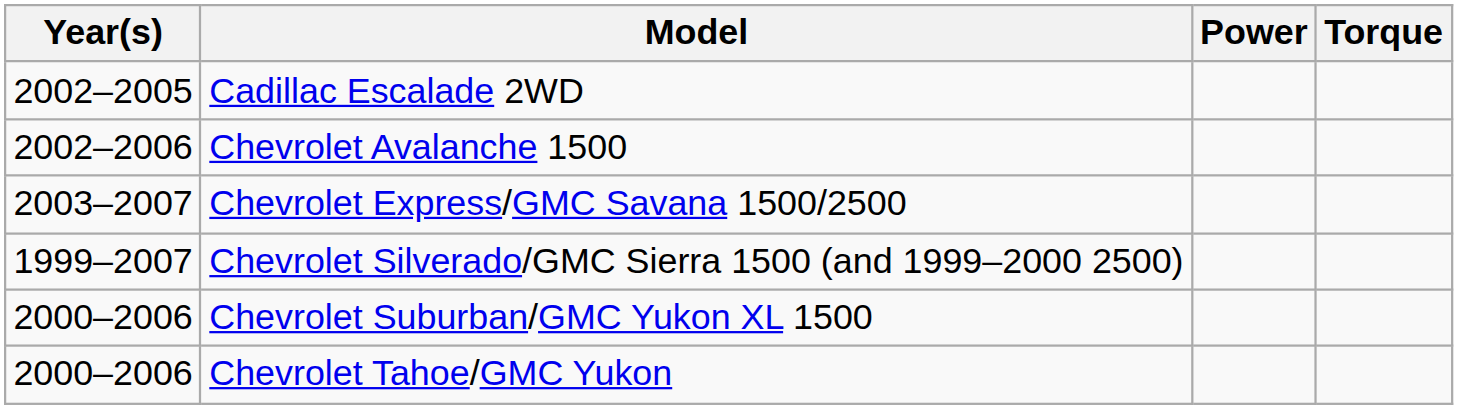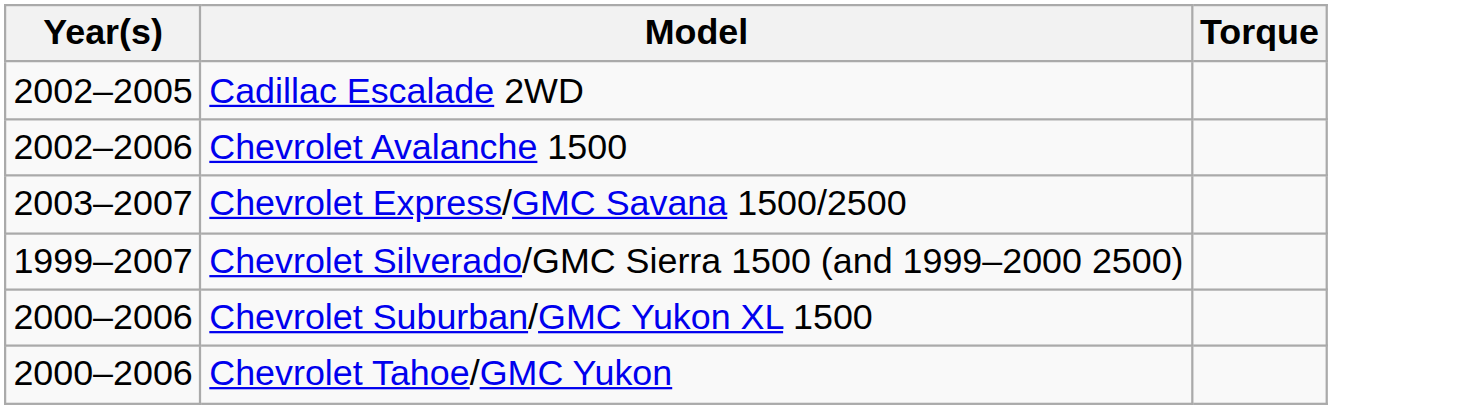- column: (1254, 32)
